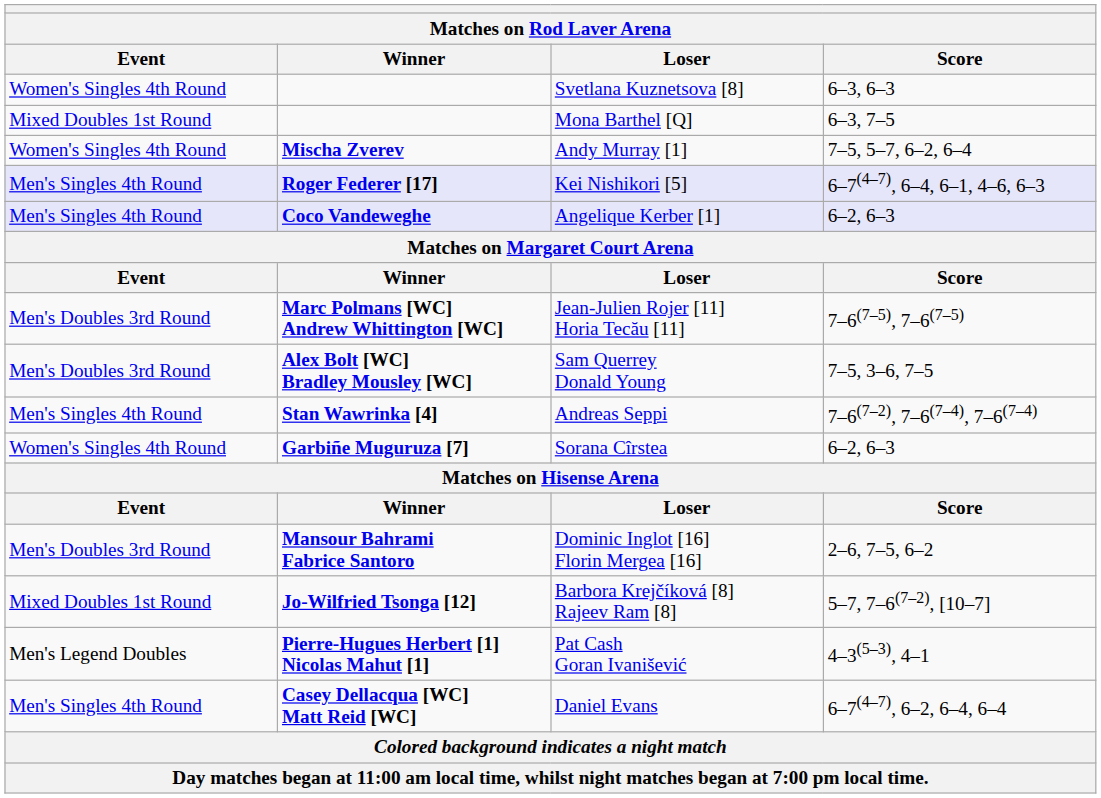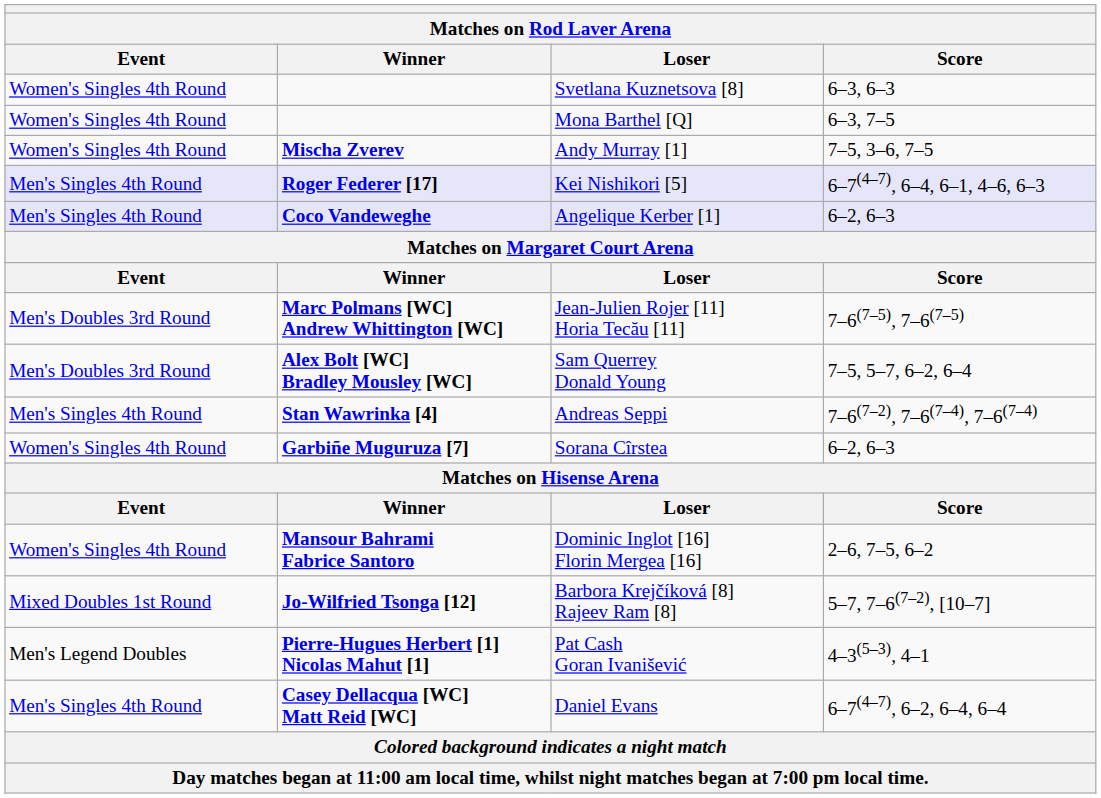(110, 119) Mixed Doubles 1st Round -> (118, 119) Women's Singles 4th Round
(900, 150) 7–5, 5–7, 6–2, 6–4 -> (880, 150) 7–5, 3–6, 7–5
(880, 370) 7–5, 3–6, 7–5 -> (900, 370) 7–5, 5–7, 6–2, 6–4
(110, 549) Men's Doubles 3rd Round -> (118, 549) Women's Singles 4th Round
